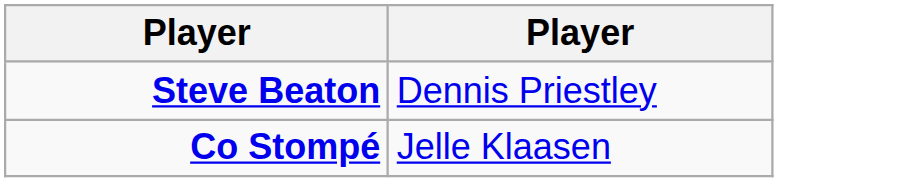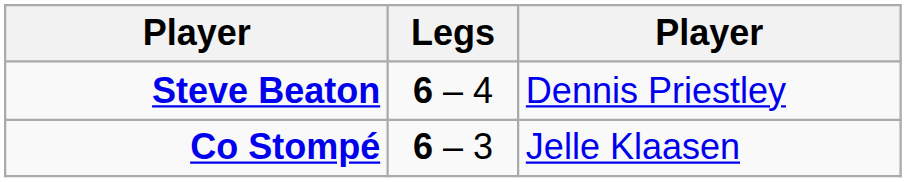+ column: (453, 33)
